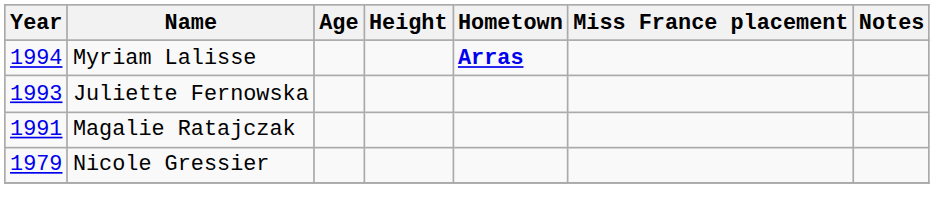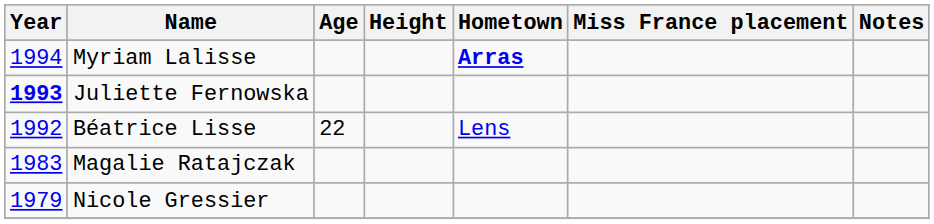(36, 94) normal -> (36, 94) bold
+ row: (165, 129)
(36, 129) 1991 -> (36, 165) 1983
